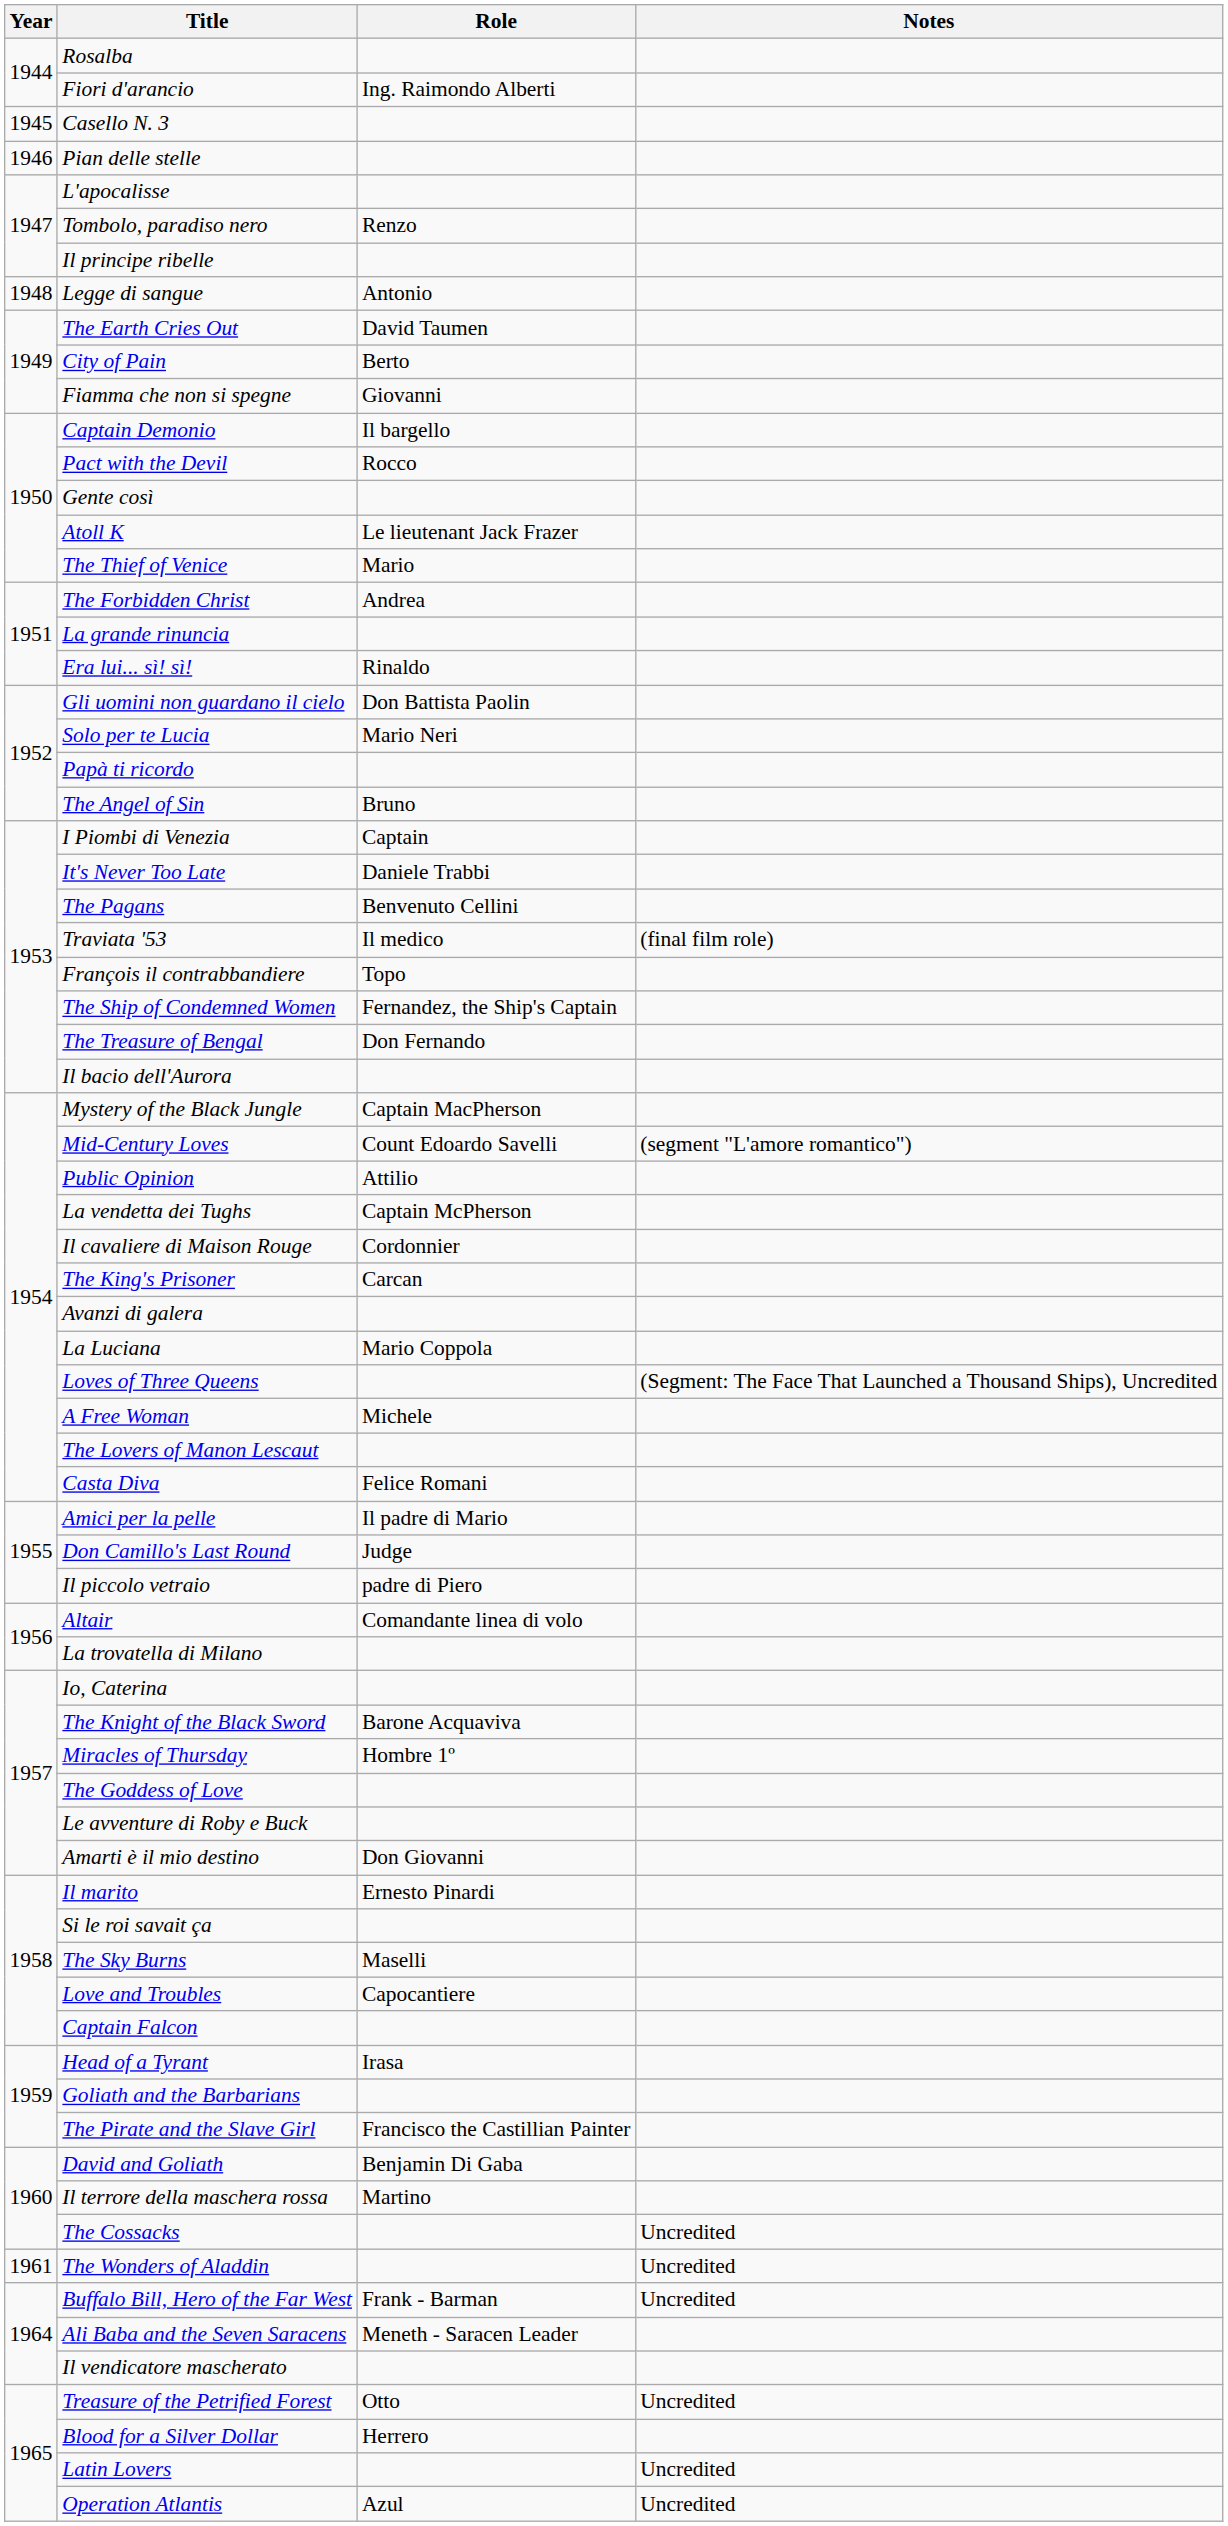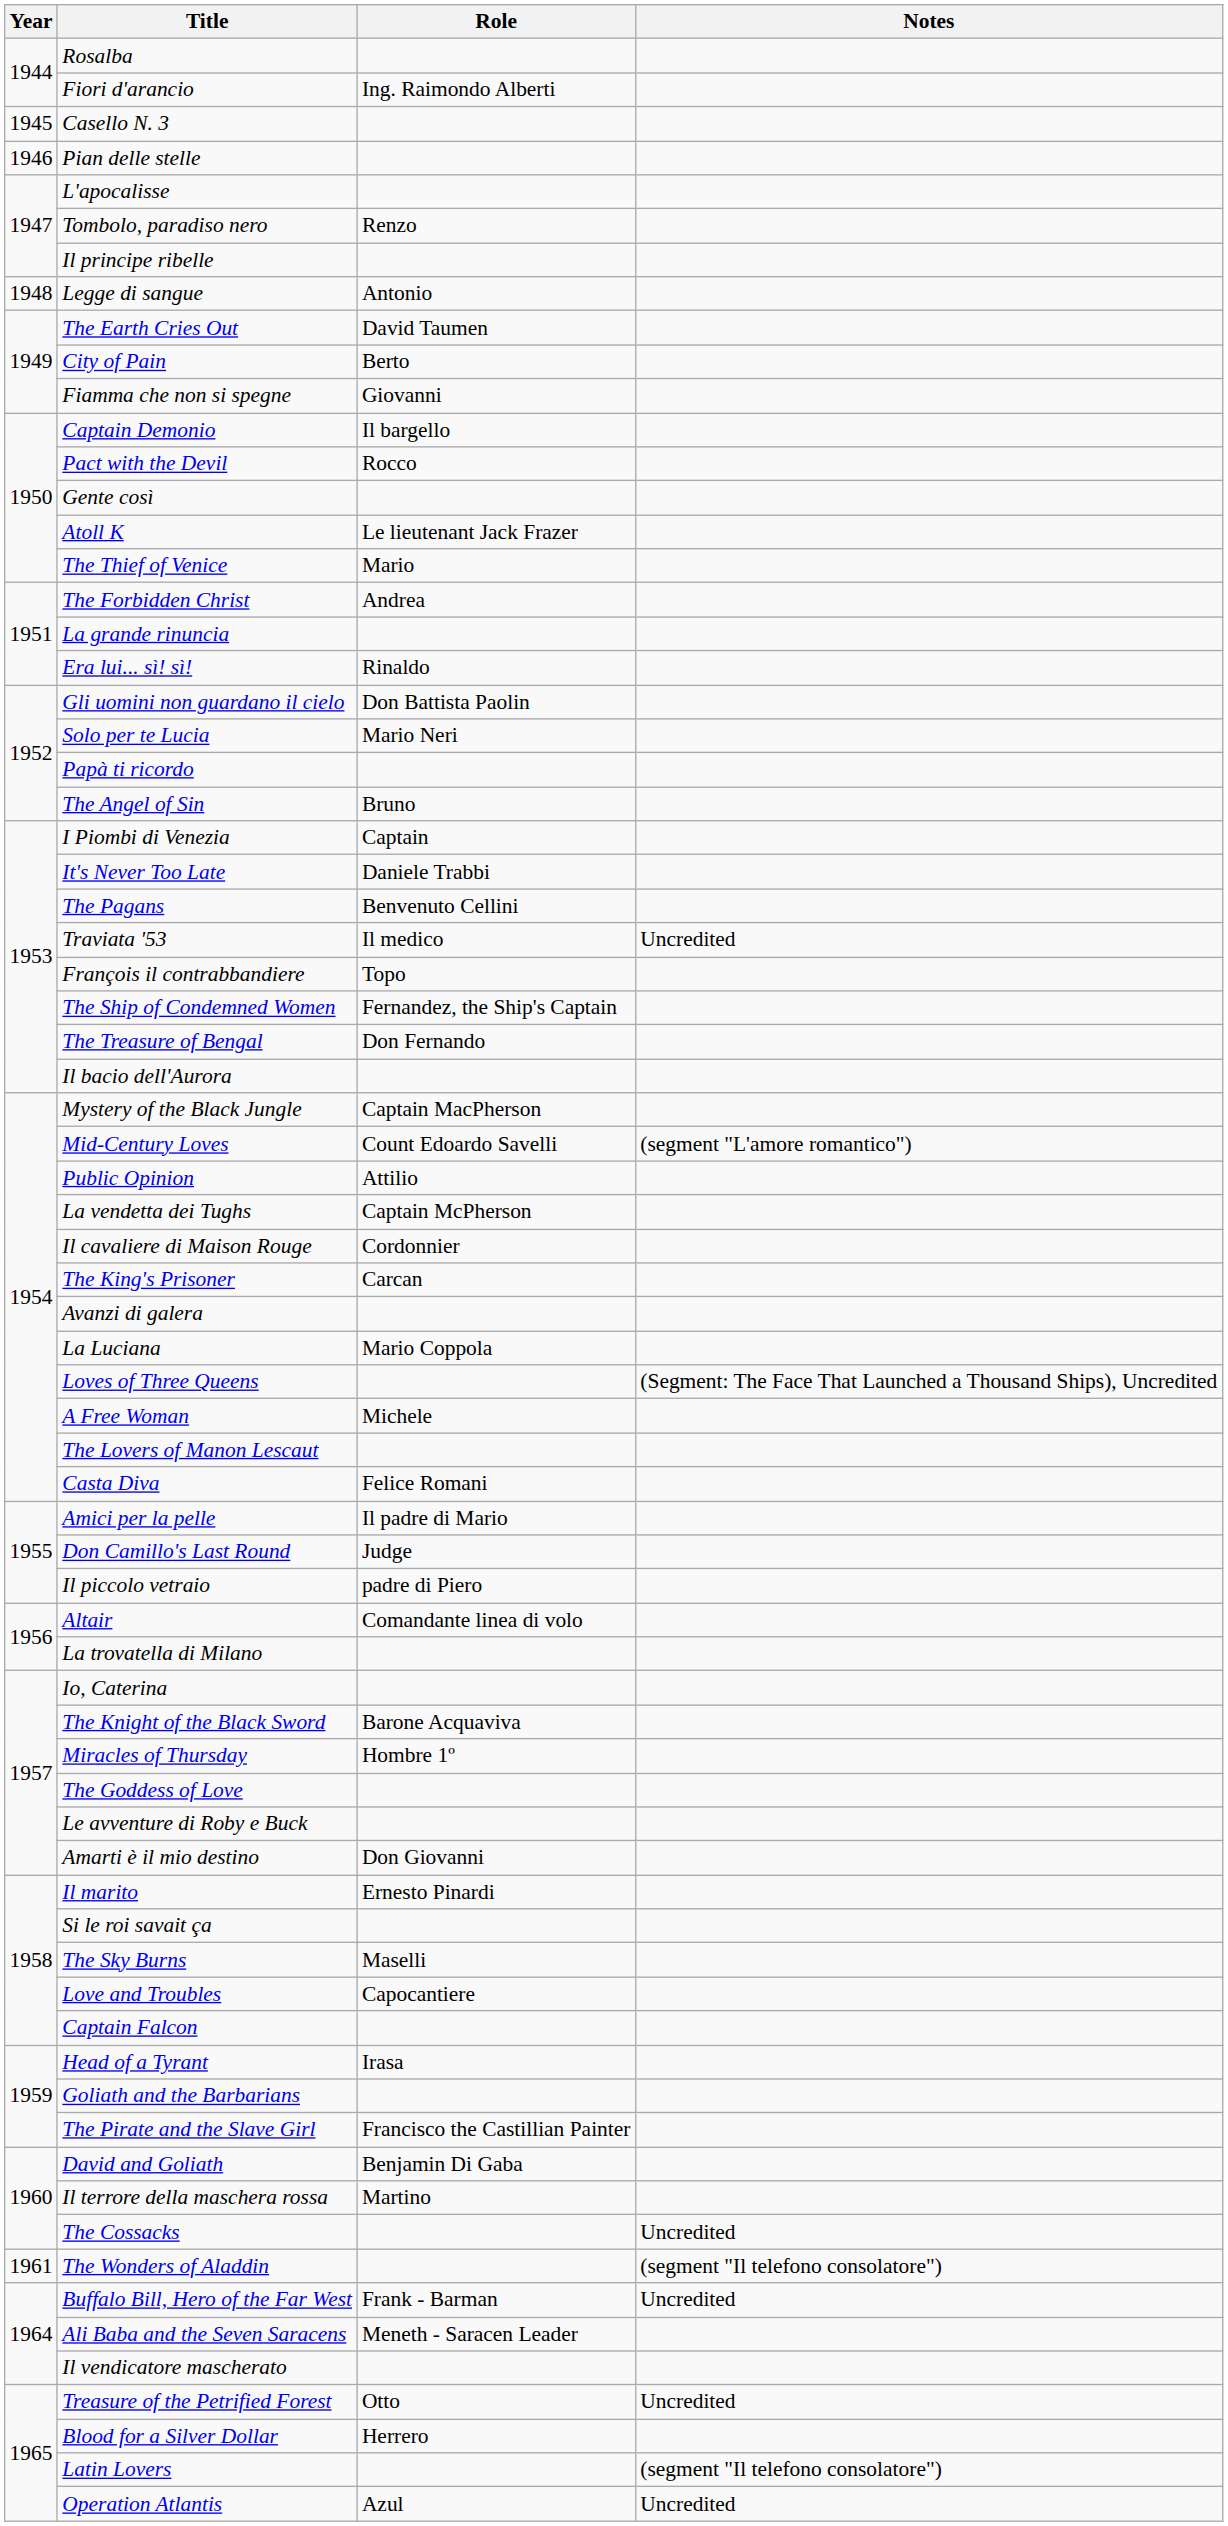(707, 939) (final film role) -> (688, 939) Uncredited
(688, 2265) Uncredited -> (791, 2265) (segment "Il telefono consolatore")
(688, 2469) Uncredited -> (791, 2469) (segment "Il telefono consolatore")
